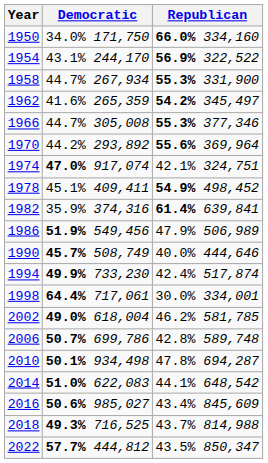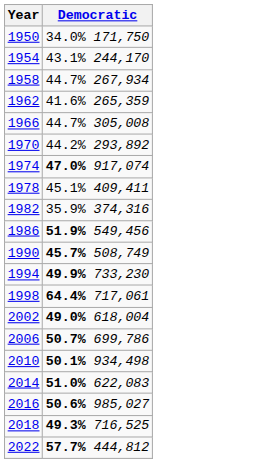- column: (207, 15)
